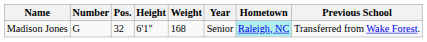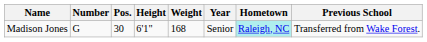(119, 28) 32 -> (119, 28) 30
